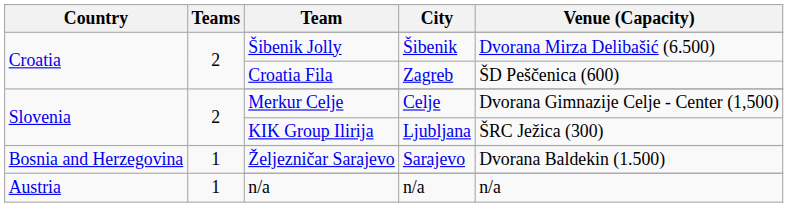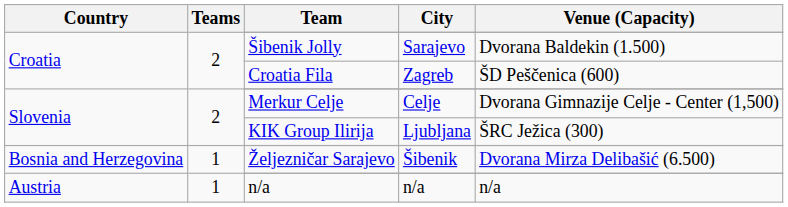(430, 46) Šibenik -> (434, 46) Sarajevo
(597, 46) Dvorana Mirza Delibašić (6.500) -> (572, 46) Dvorana Baldekin (1.500)
(434, 159) Sarajevo -> (430, 159) Šibenik
(572, 159) Dvorana Baldekin (1.500) -> (597, 159) Dvorana Mirza Delibašić (6.500)
